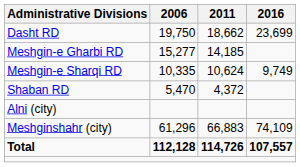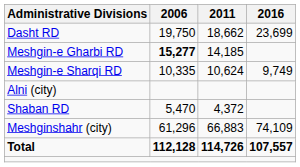(177, 52) normal -> (177, 52) bold
rows swapped: (38, 90) <-> (32, 109)
